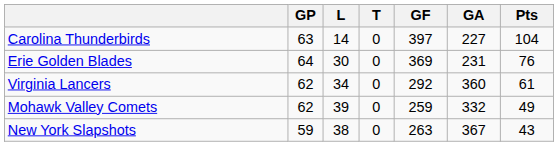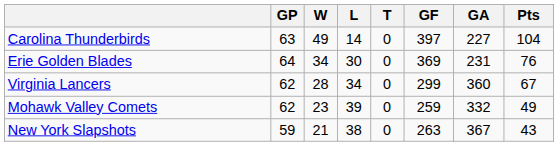+ column: (321, 15)
(421, 84) 292 -> (429, 84) 299
(527, 84) 61 -> (528, 84) 67
